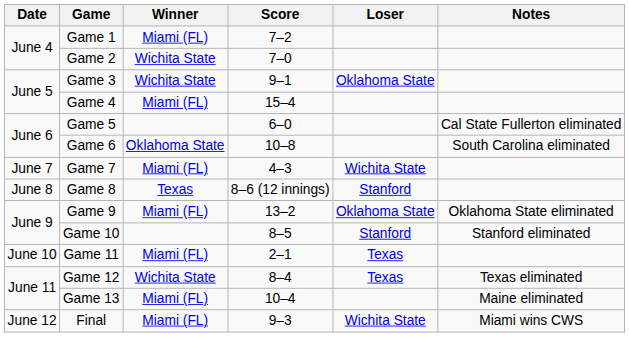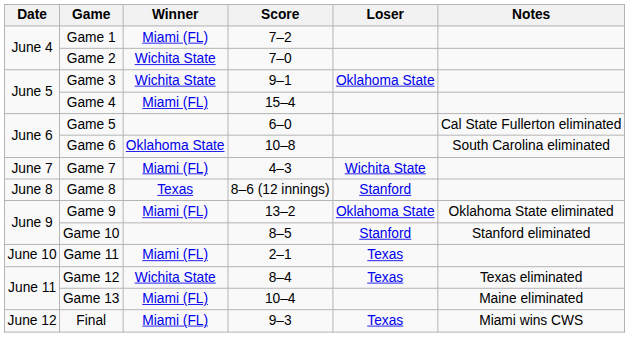(385, 320) Wichita State -> (385, 320) Texas
